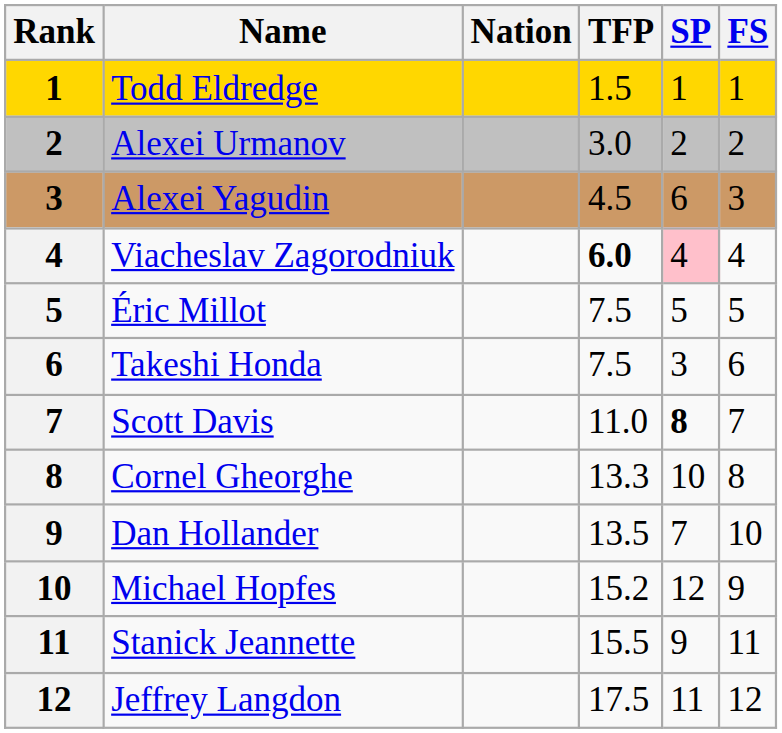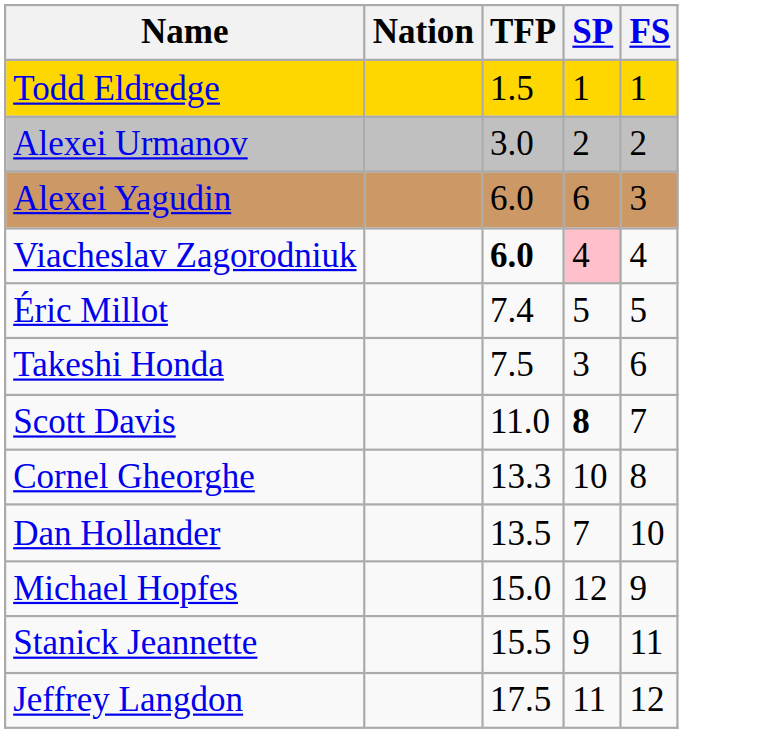- column: (54, 32)
(610, 198) 4.5 -> (512, 198) 6.0
(610, 310) 7.5 -> (512, 310) 7.4
(619, 587) 15.2 -> (521, 587) 15.0
